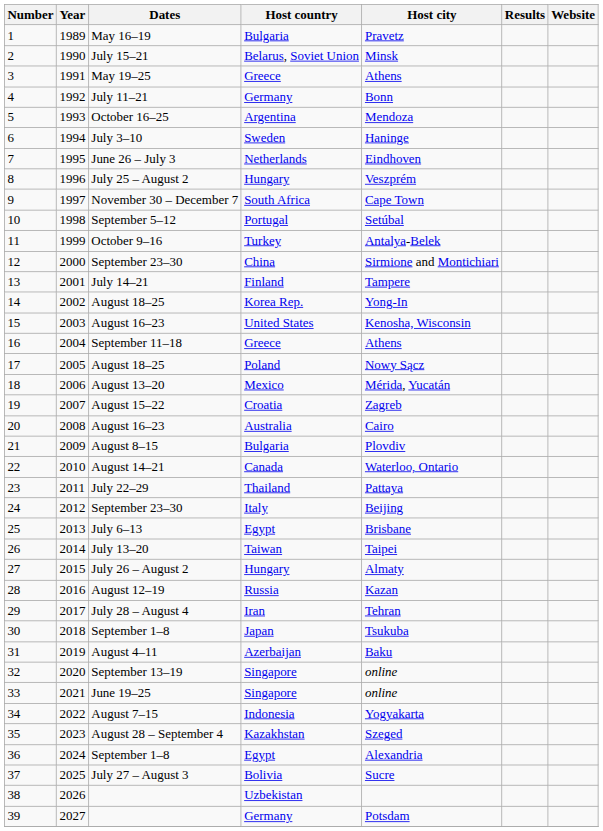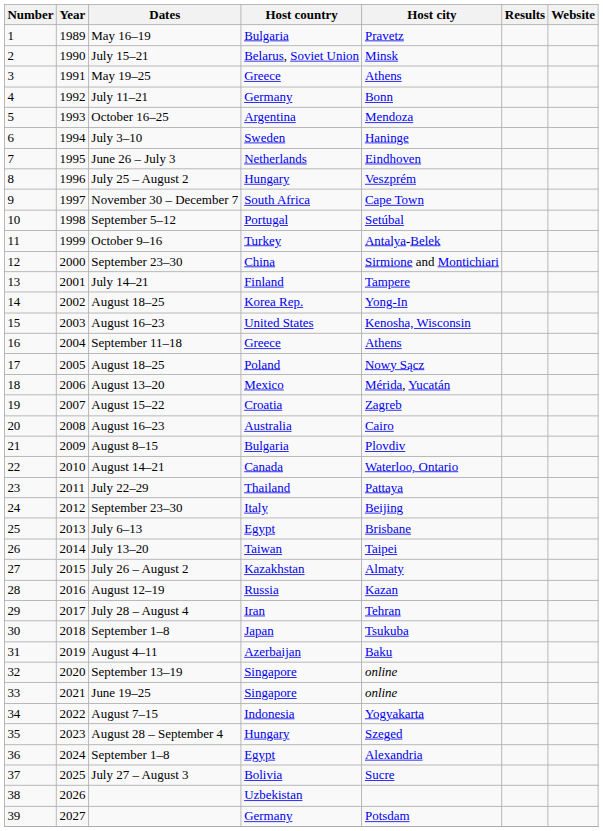(267, 569) Hungary -> (274, 569) Kazakhstan
(274, 734) Kazakhstan -> (267, 734) Hungary
